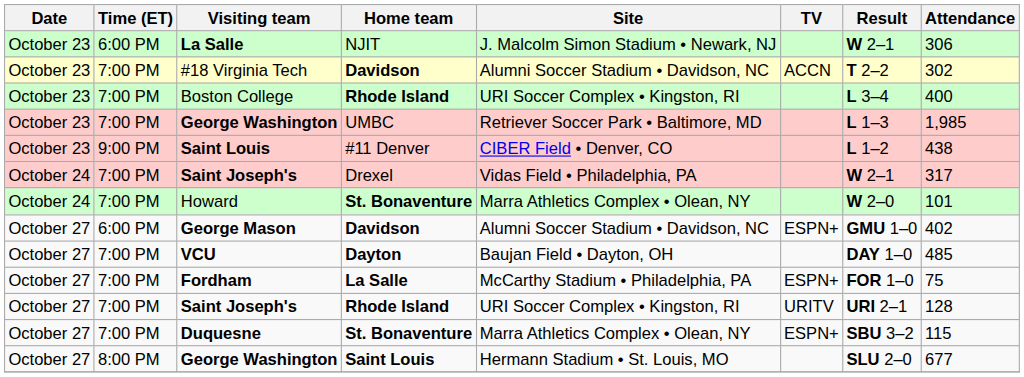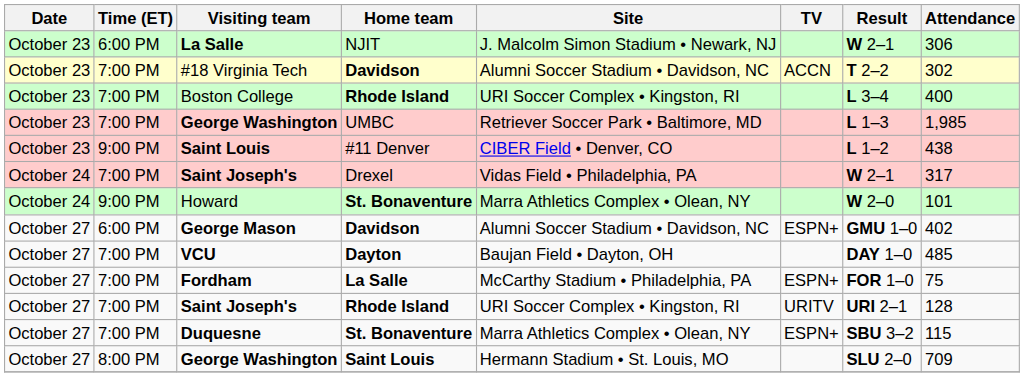(129, 201) 7:00 PM -> (129, 201) 9:00 PM
(939, 359) 677 -> (939, 359) 709
